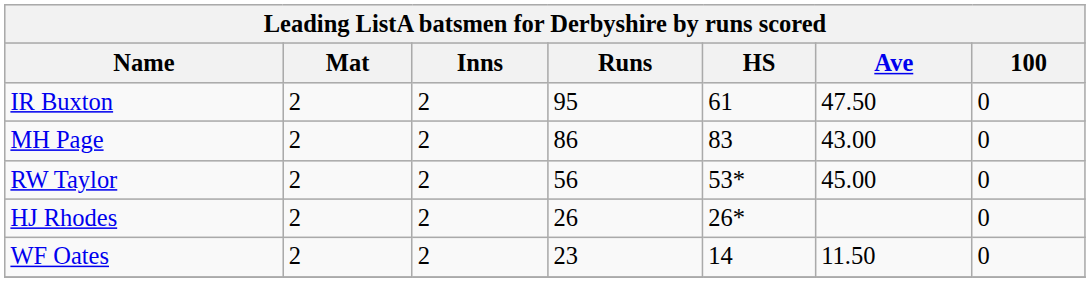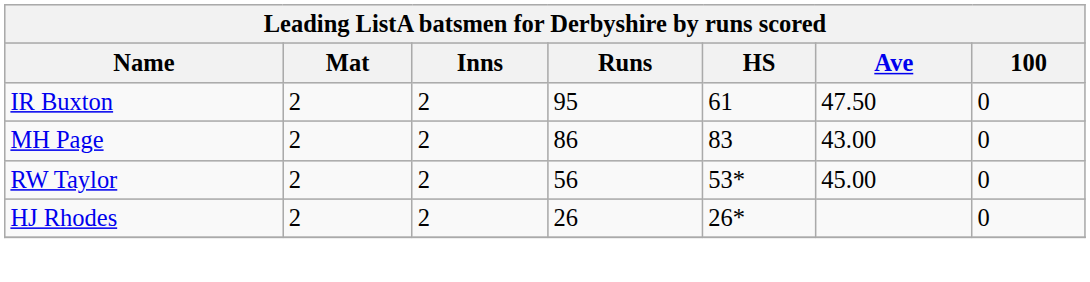- row: (60, 256)
